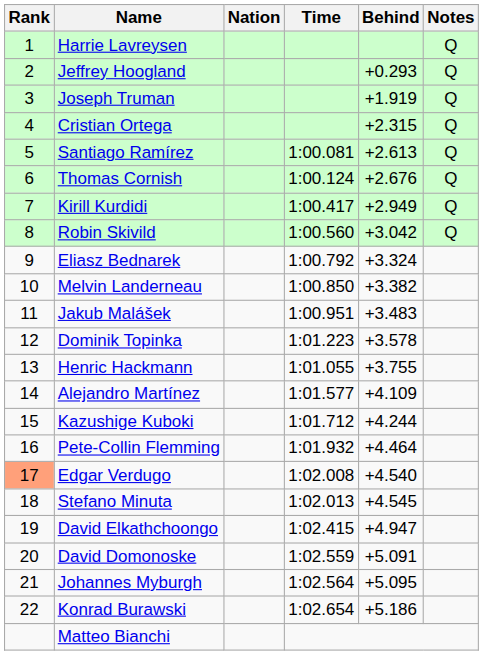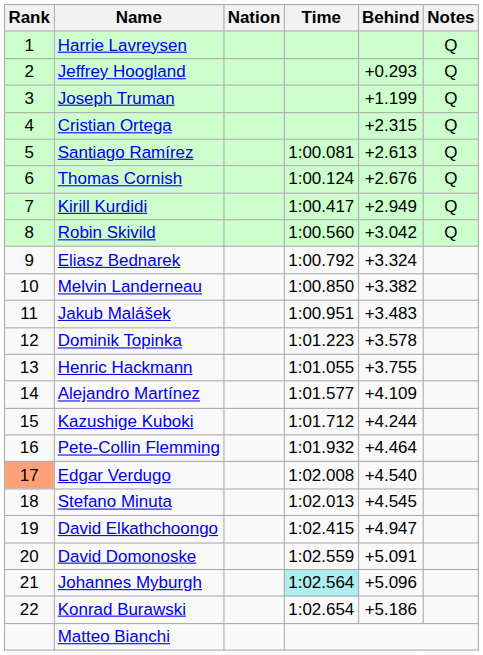(391, 98) +1.919 -> (391, 98) +1.199
(321, 582) no background -> (321, 582) paleturquoise background
(391, 582) +5.095 -> (391, 582) +5.096
